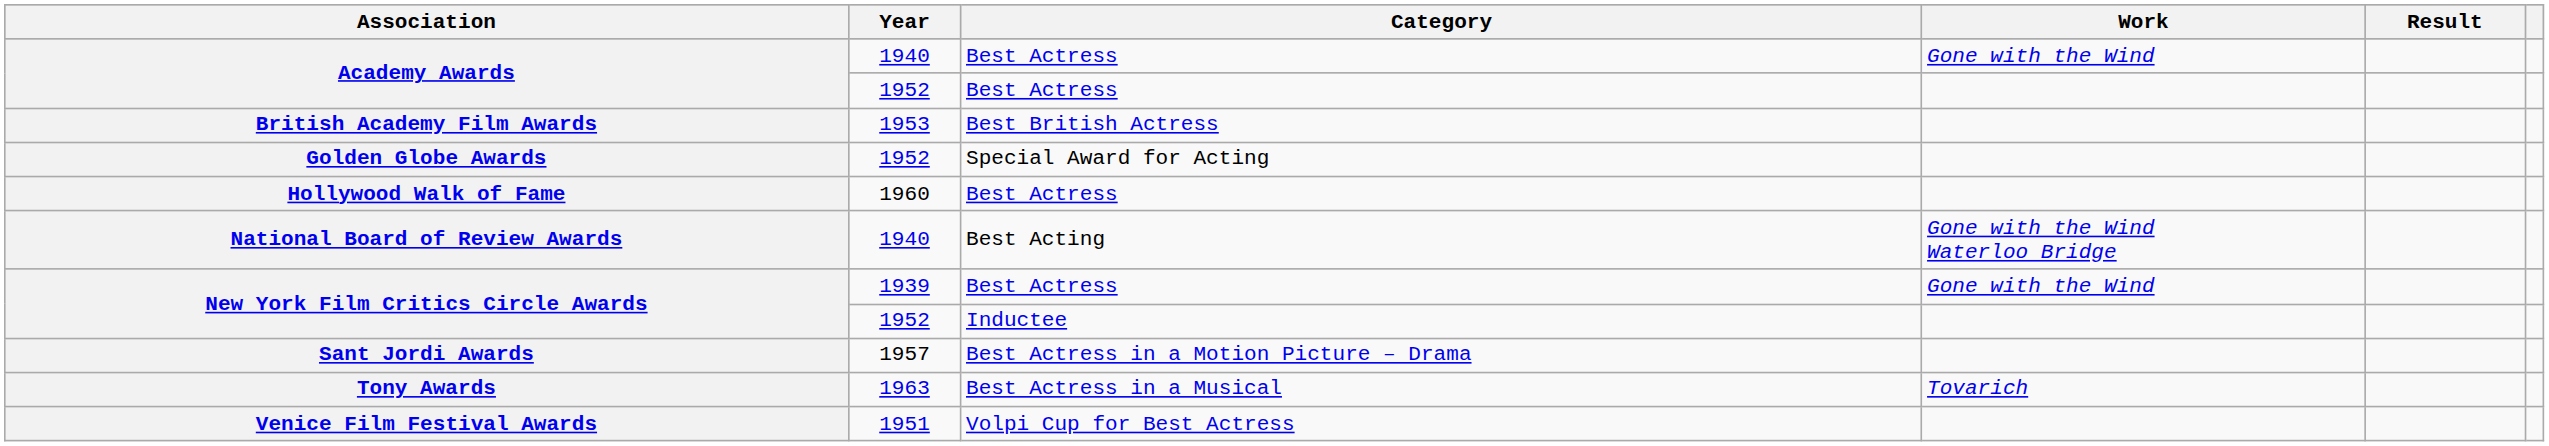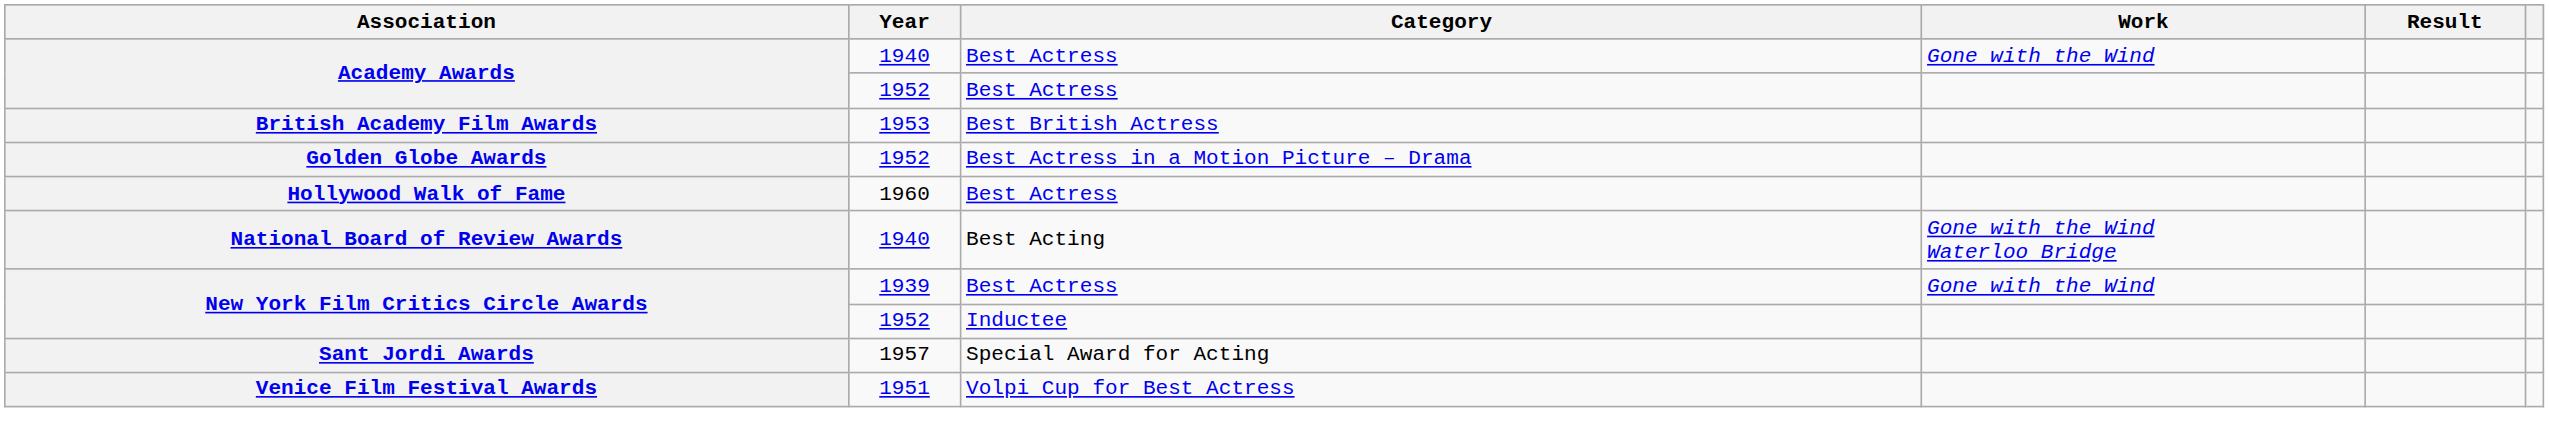(1118, 159) Special Award for Acting -> (1219, 159) Best Actress in a Motion Picture – Drama
(1219, 355) Best Actress in a Motion Picture – Drama -> (1118, 355) Special Award for Acting
- row: (426, 390)
